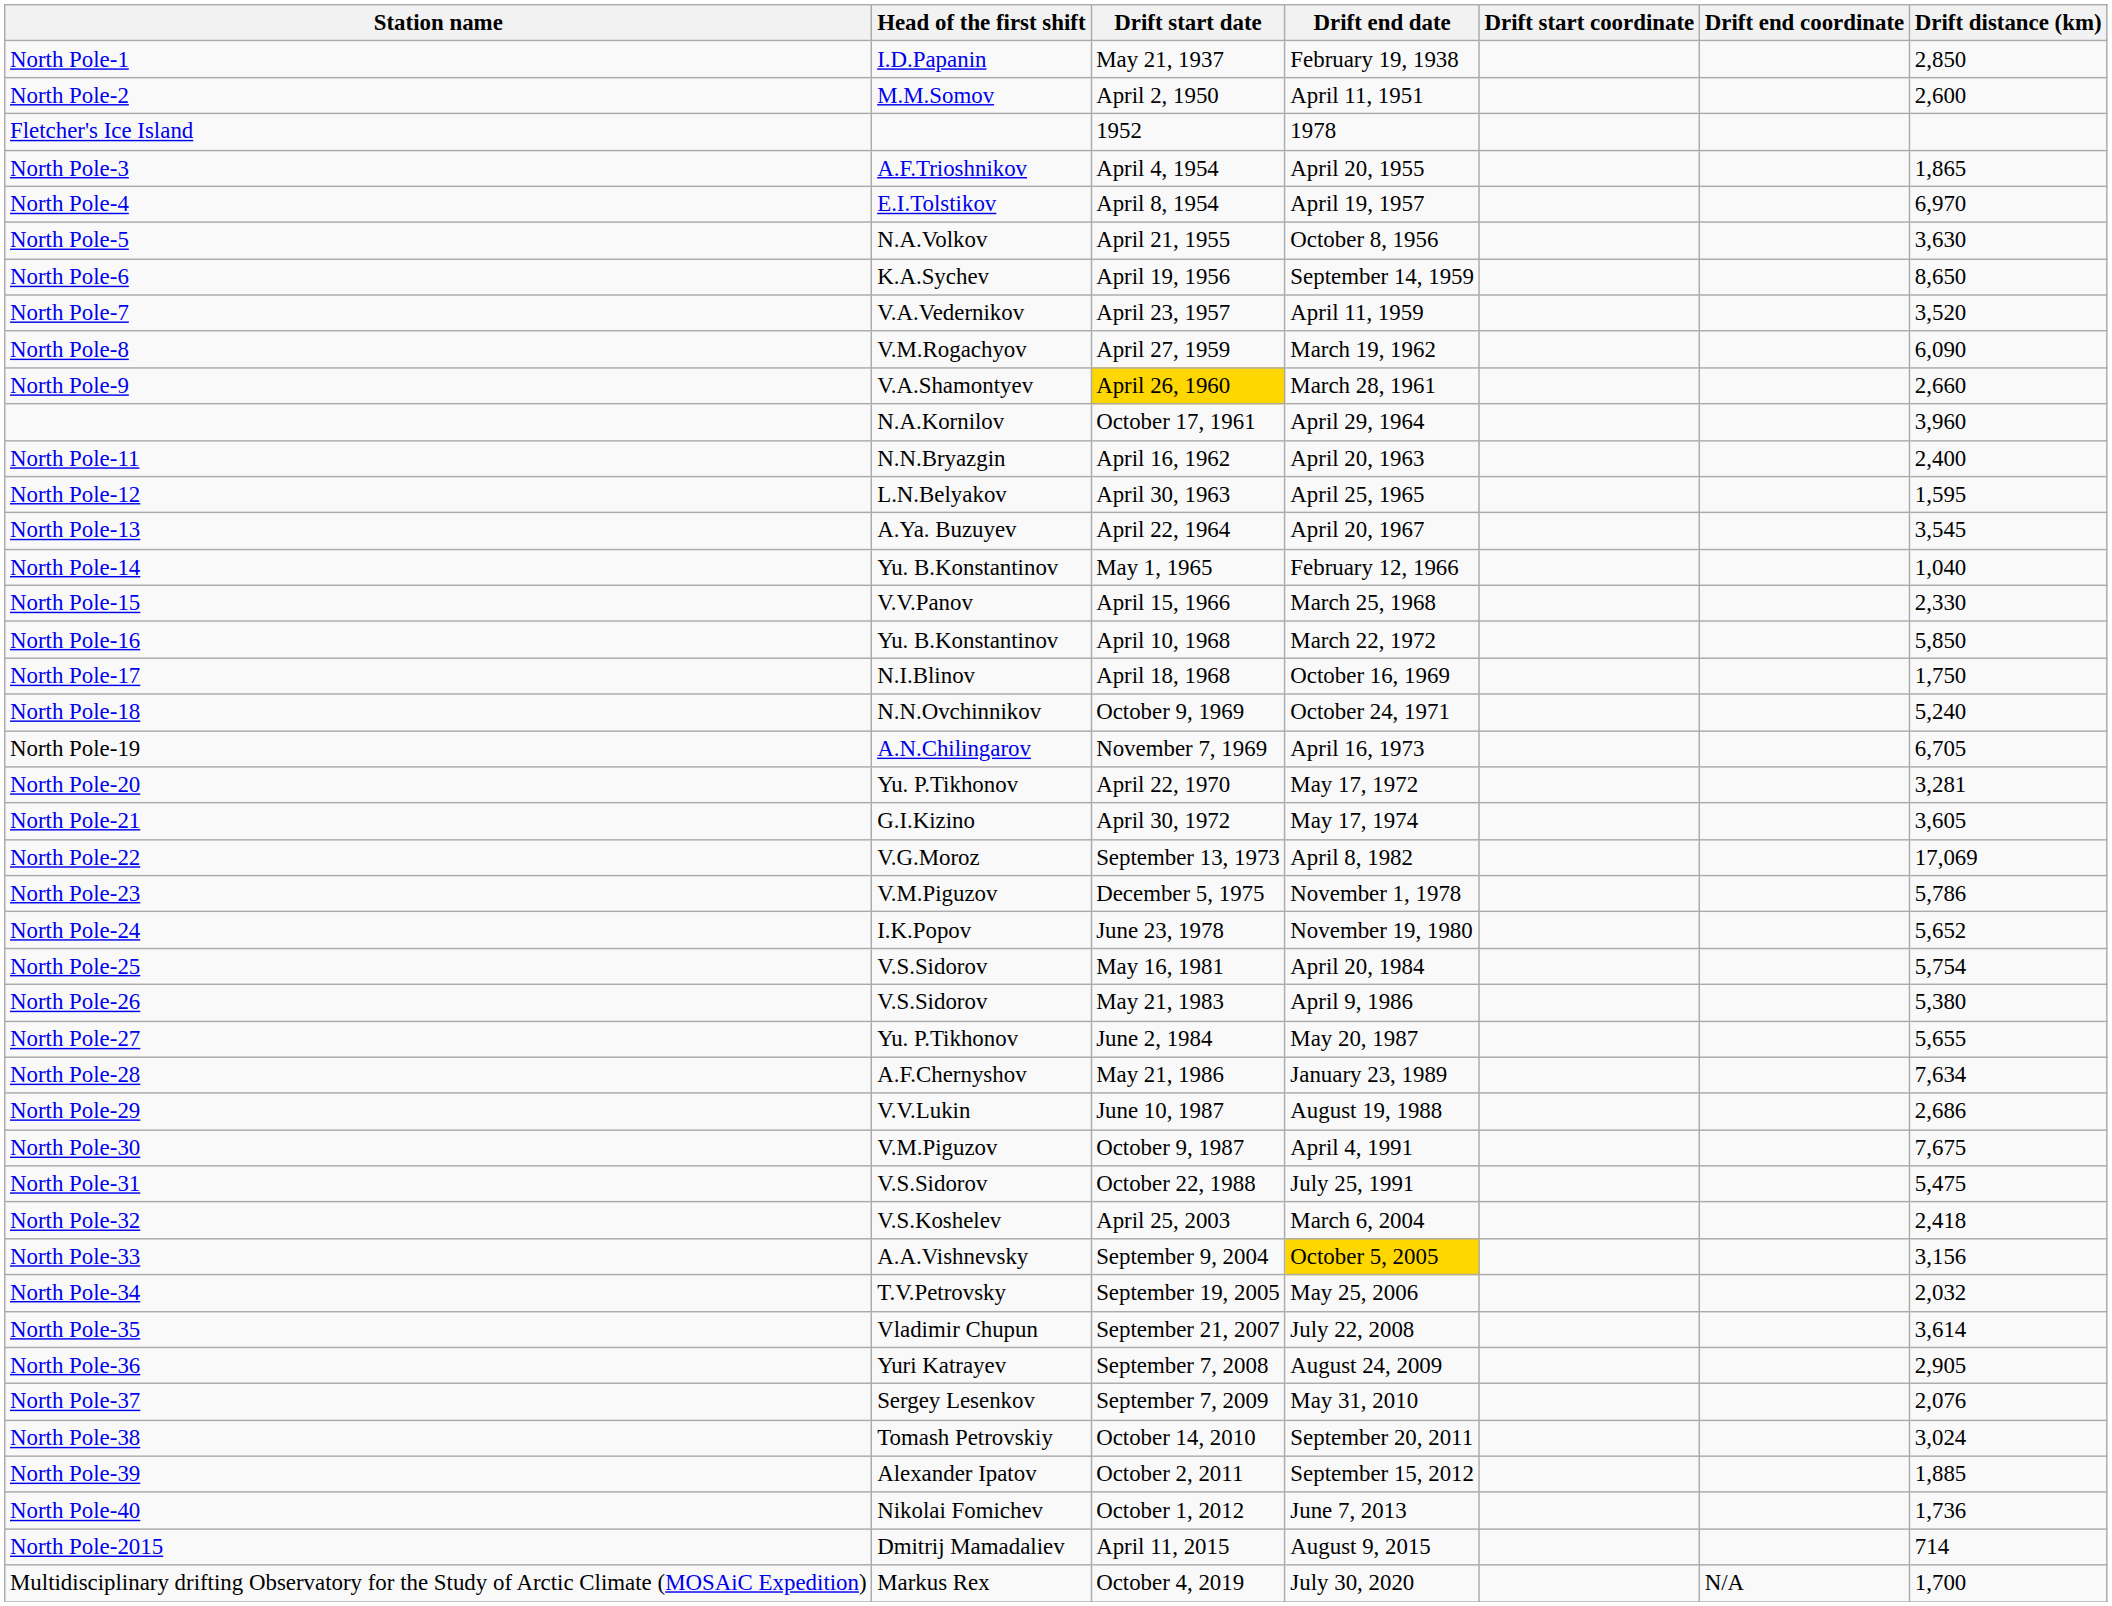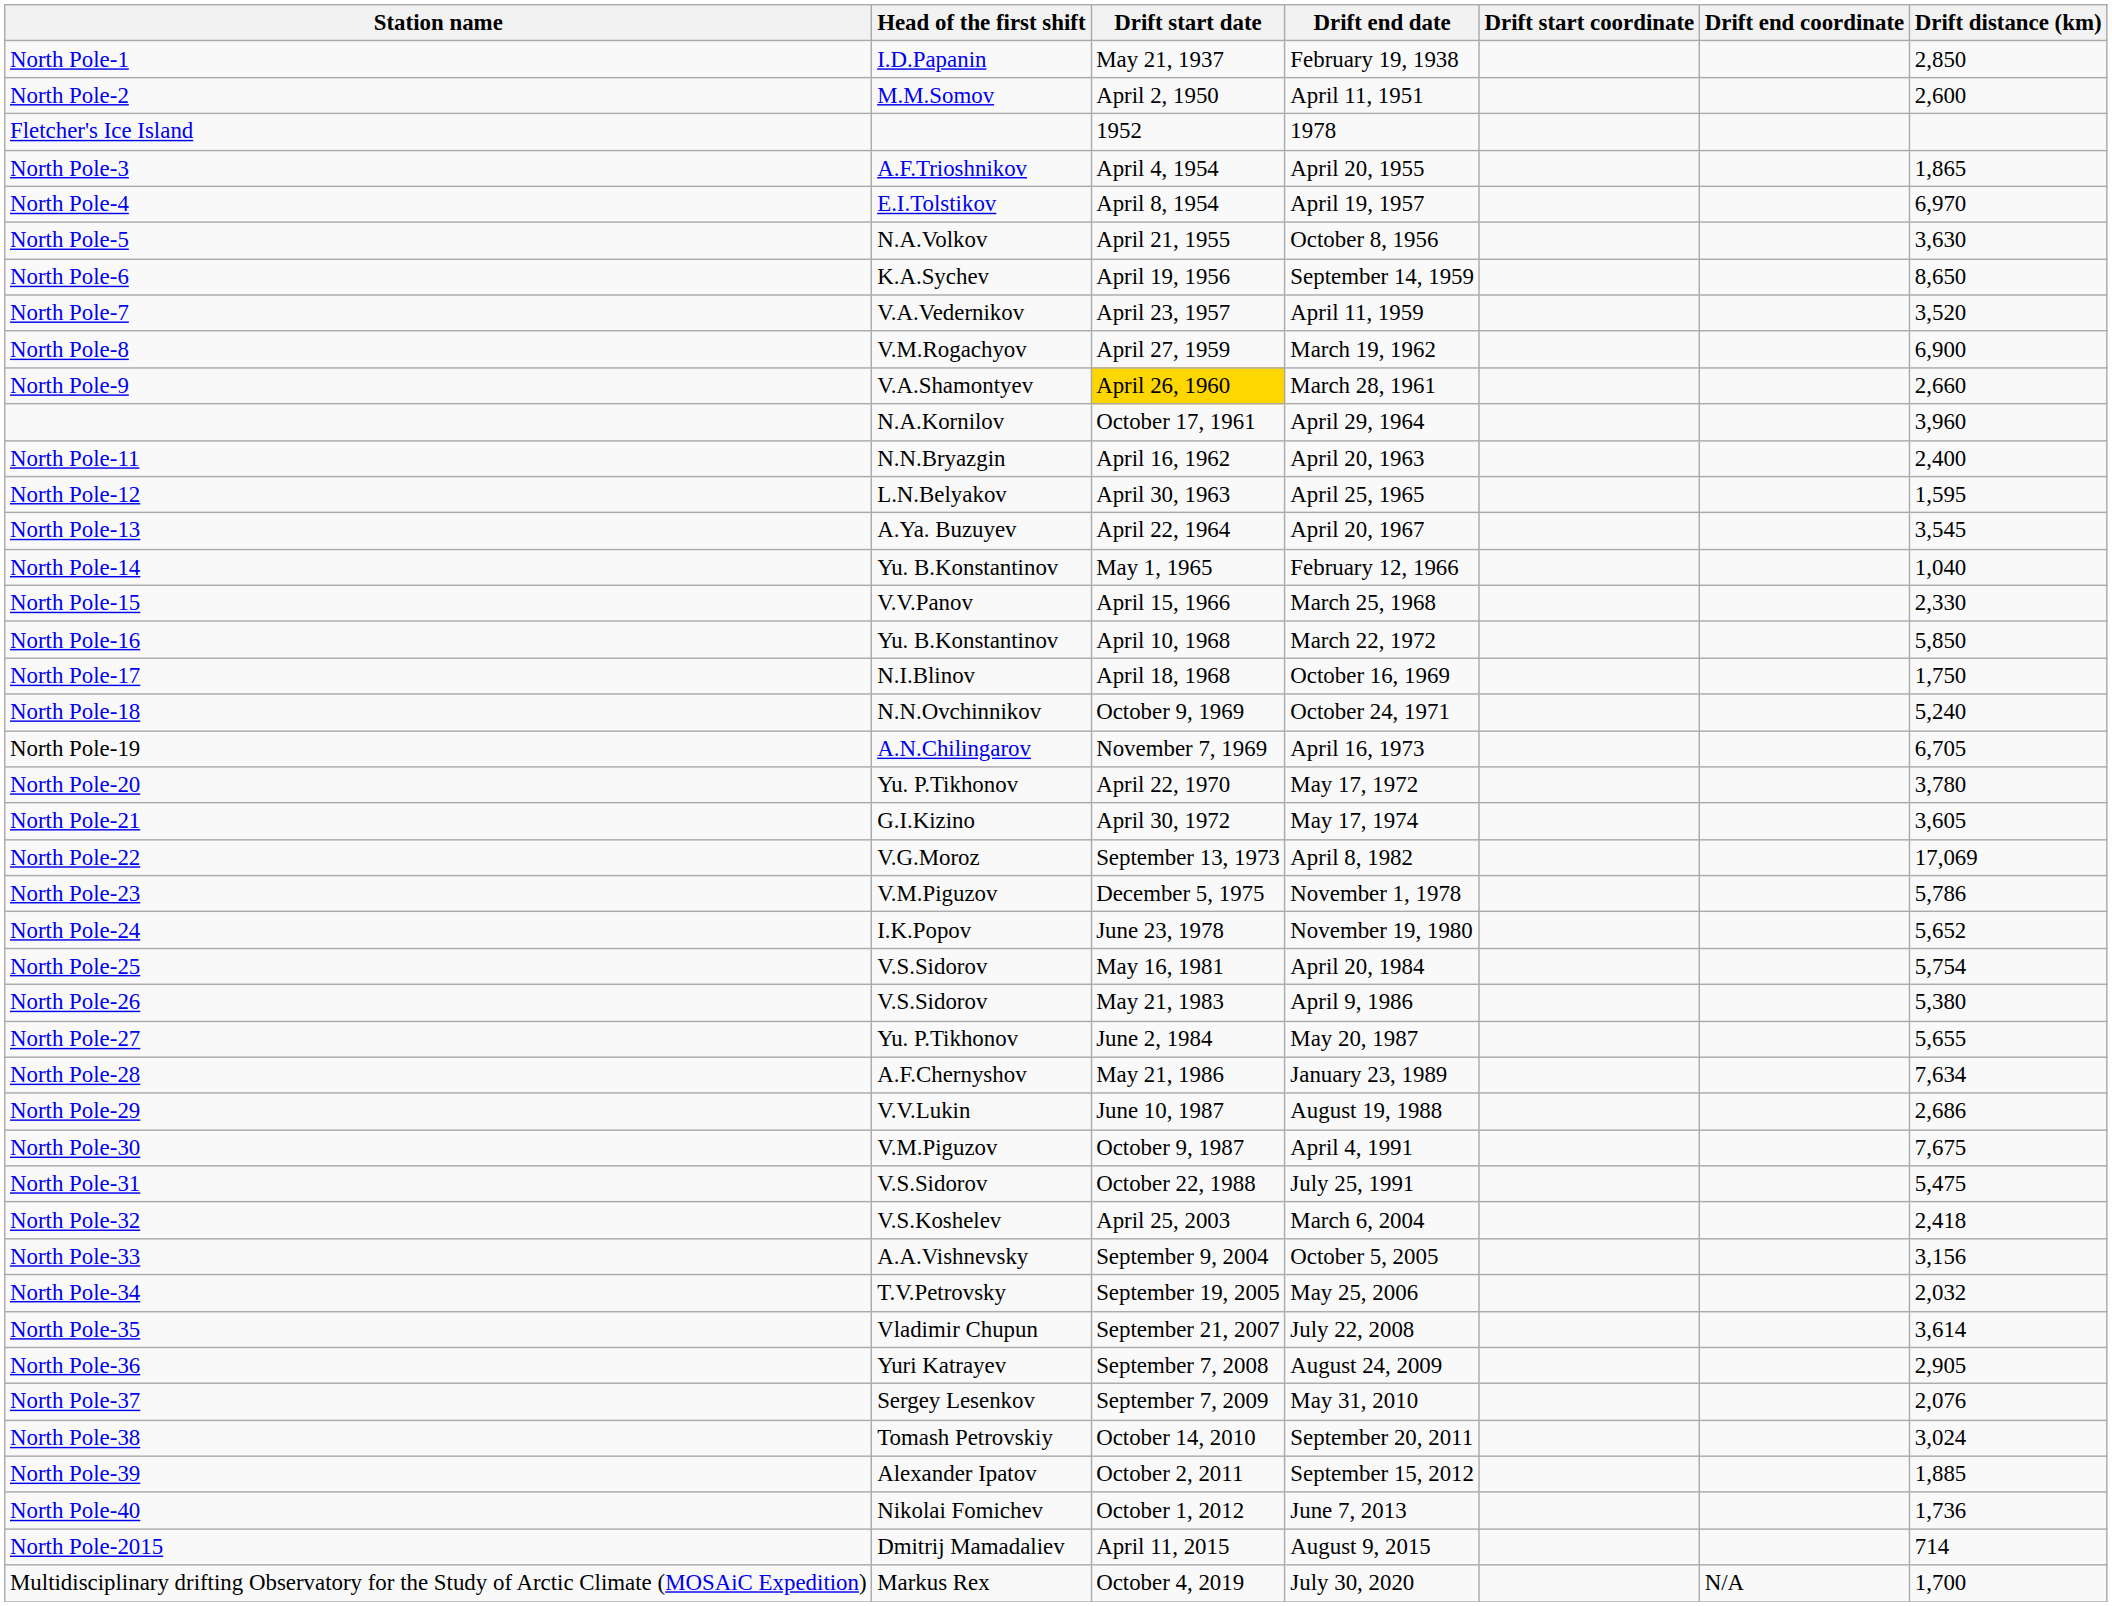(1941, 349) 6,090 -> (1941, 349) 6,900
(1941, 784) 3,281 -> (1941, 784) 3,780
(1364, 1256) gold background -> (1364, 1256) no background
